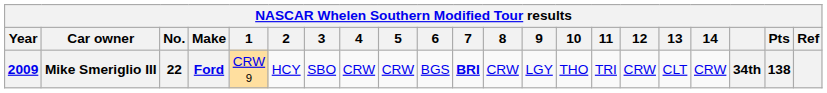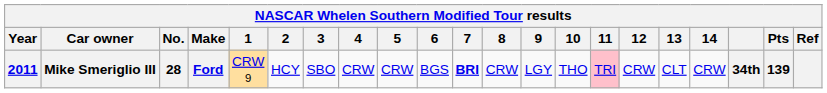(23, 69) 2009 -> (23, 69) 2011
(174, 69) 22 -> (174, 69) 28
(606, 69) no background -> (605, 69) pink background
(779, 69) 138 -> (778, 69) 139
